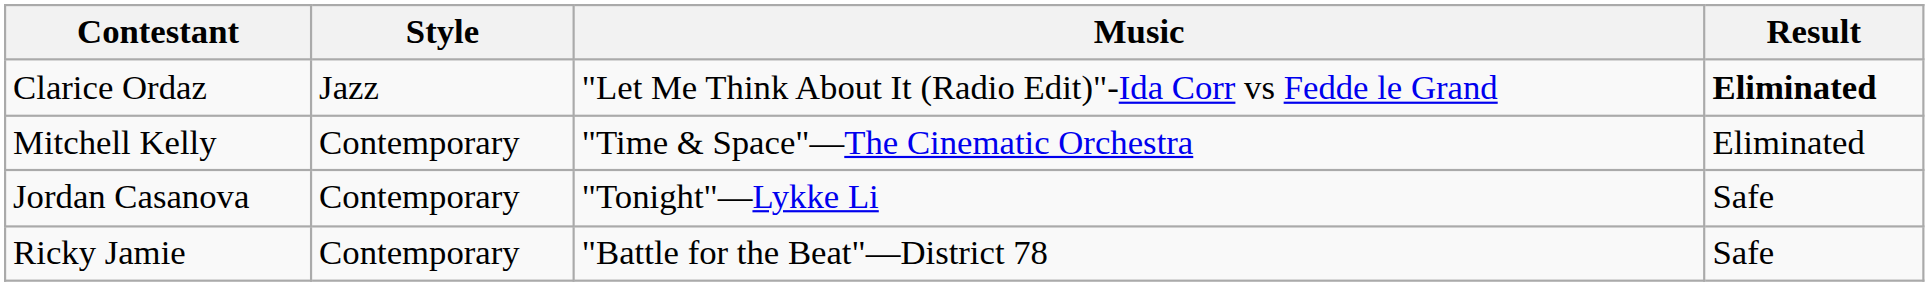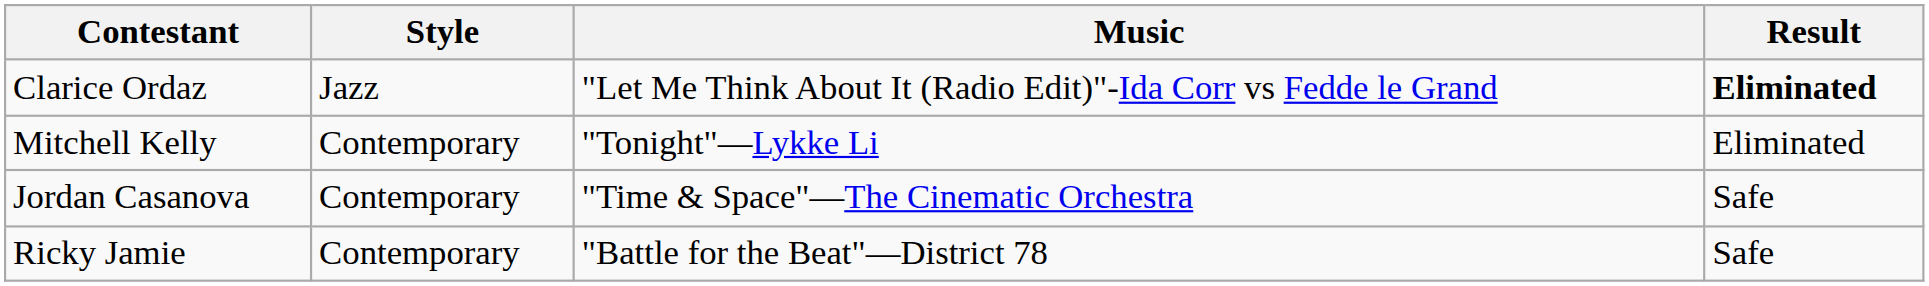(888, 142) "Time & Space"—The Cinematic Orchestra -> (730, 142) "Tonight"—Lykke Li
(730, 197) "Tonight"—Lykke Li -> (888, 197) "Time & Space"—The Cinematic Orchestra
